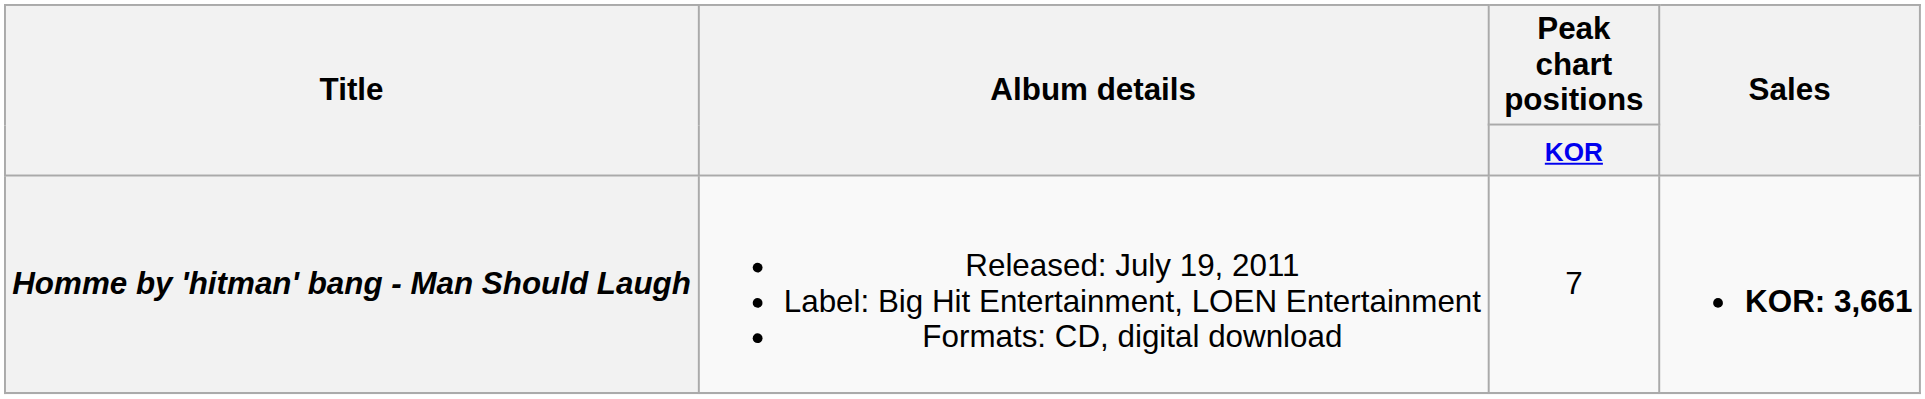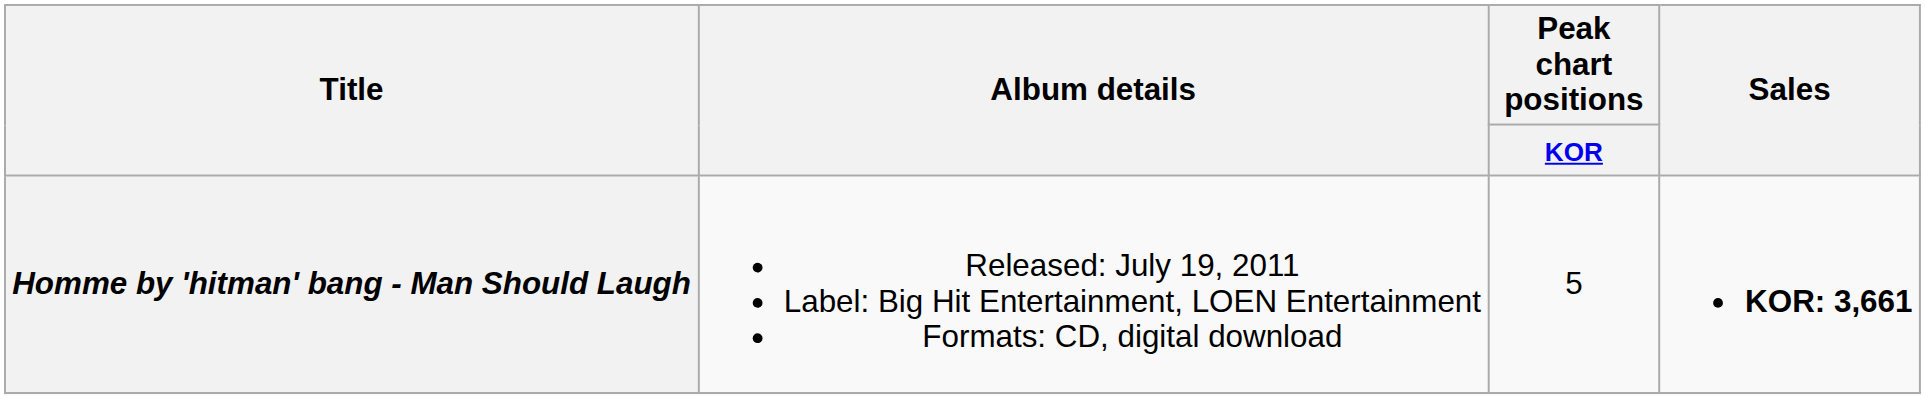(1574, 283) 7 -> (1574, 283) 5
